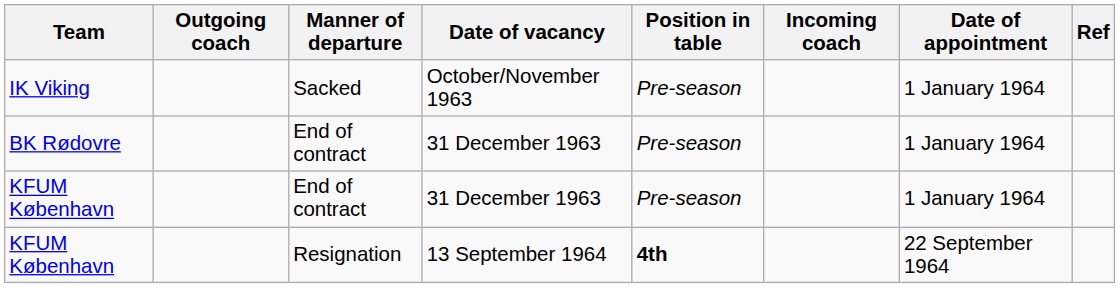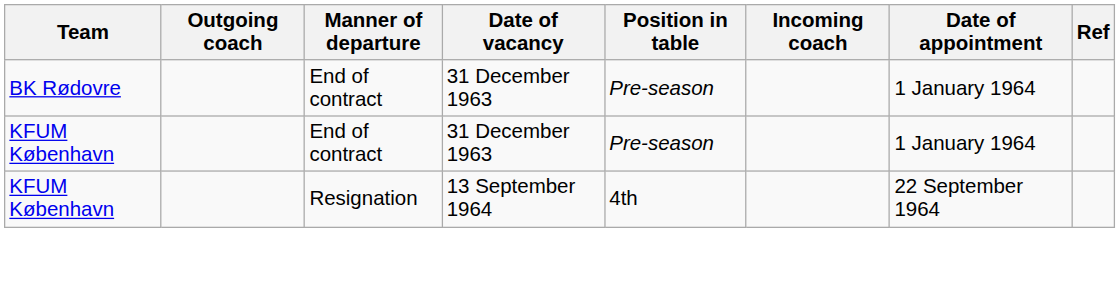- row: (50, 87)
(652, 254) bold -> (623, 198) normal
